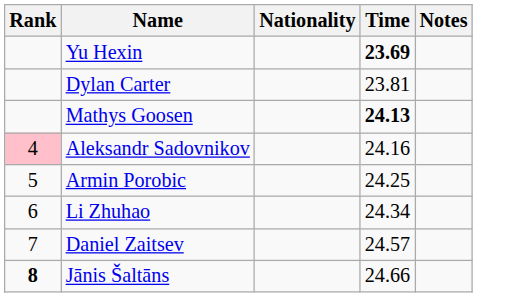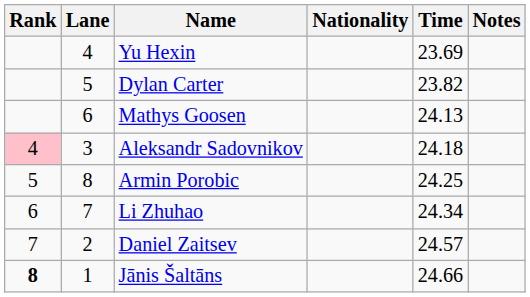+ column: (87, 20)
(387, 52) bold -> (440, 52) normal
(387, 84) 23.81 -> (440, 84) 23.82
(387, 116) bold -> (440, 116) normal
(387, 148) 24.16 -> (440, 148) 24.18
